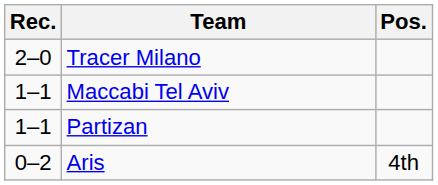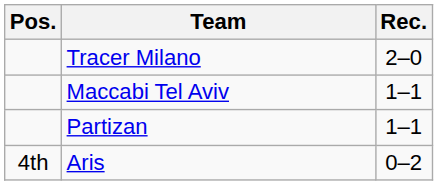columns swapped: (404, 22) <-> (33, 22)
